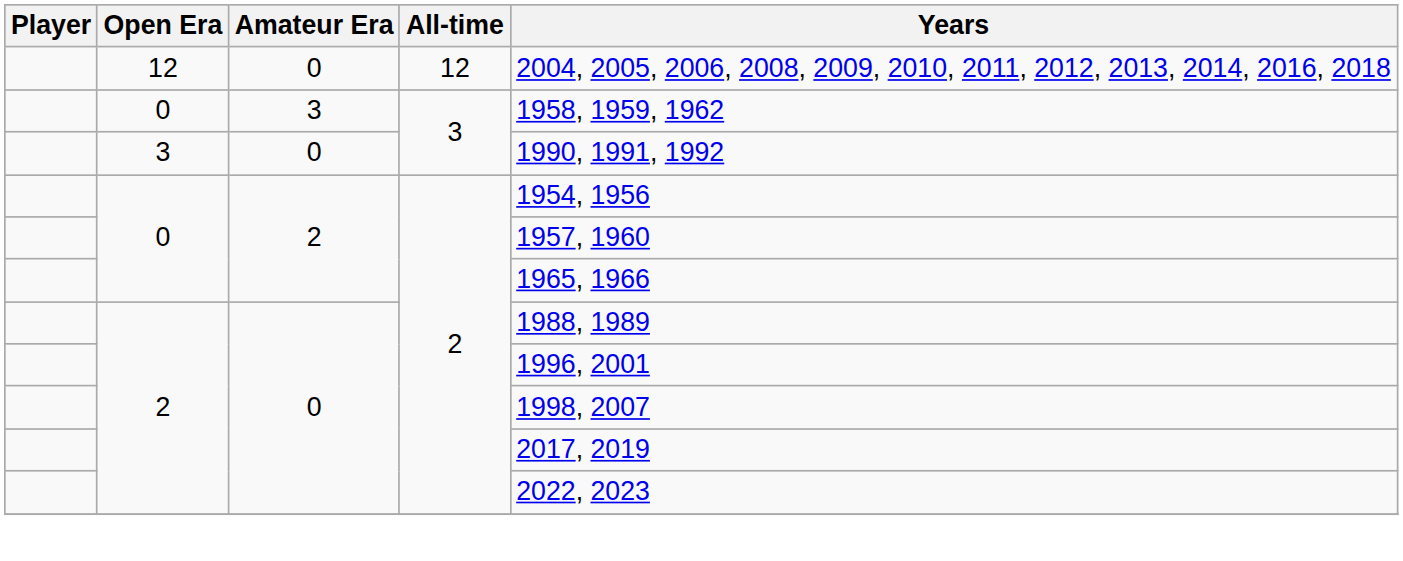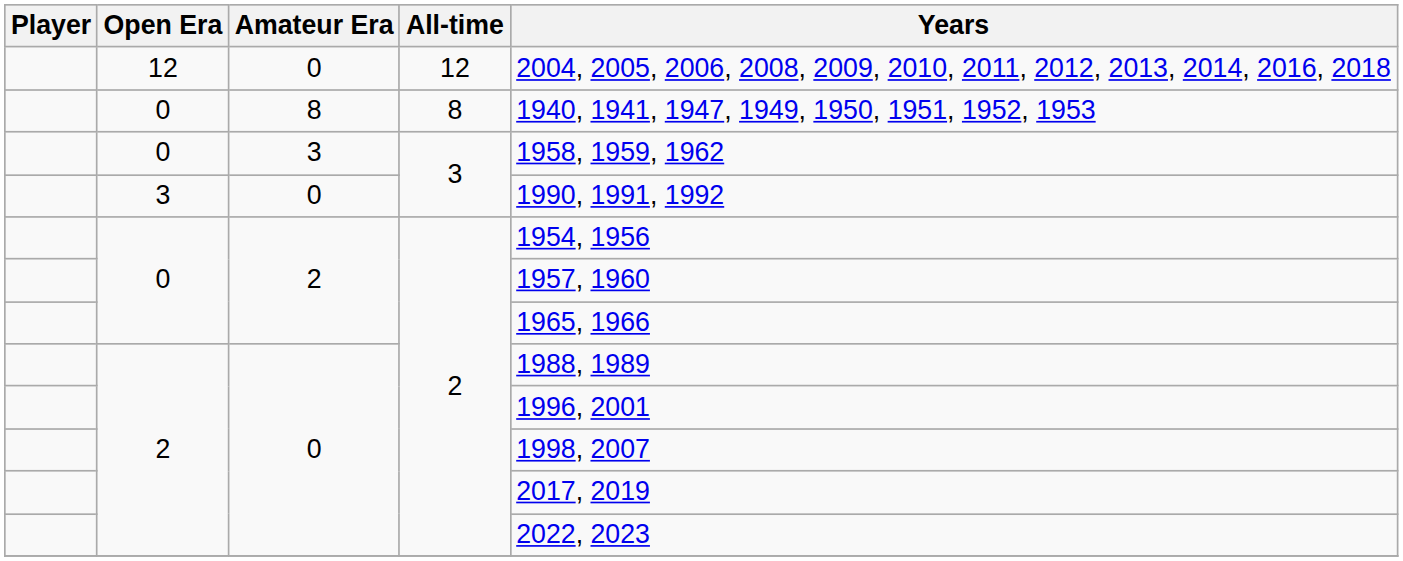+ row: (163, 110)
